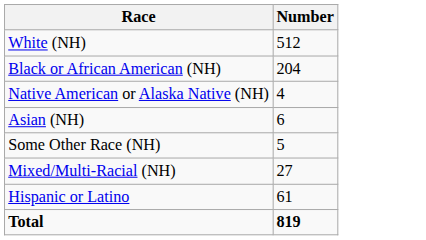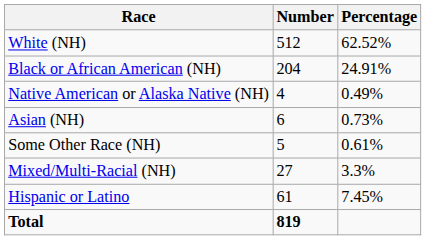+ column: (379, 17)
